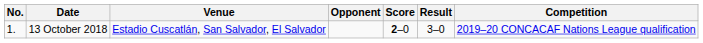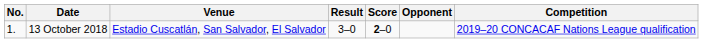columns swapped: (356, 12) <-> (436, 12)
